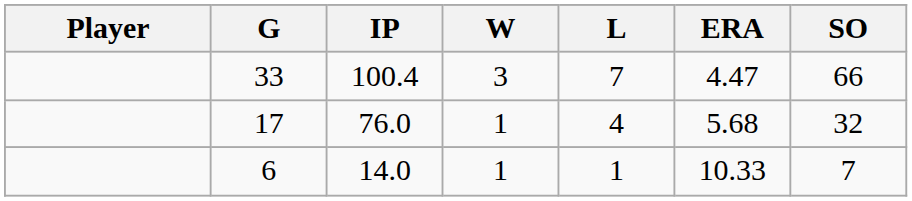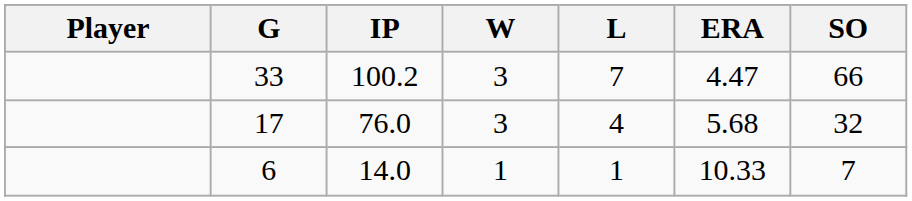(385, 75) 100.4 -> (385, 75) 100.2
(501, 123) 1 -> (501, 123) 3
